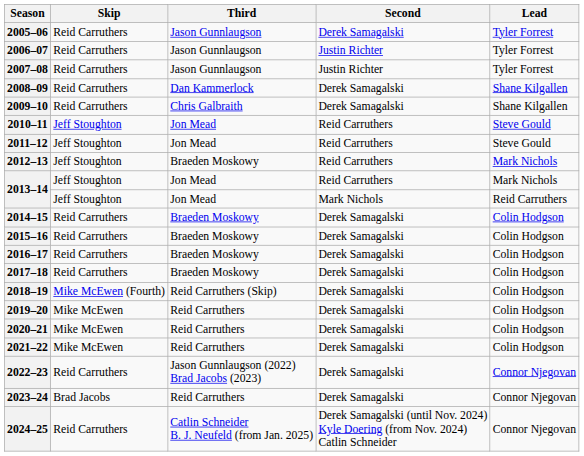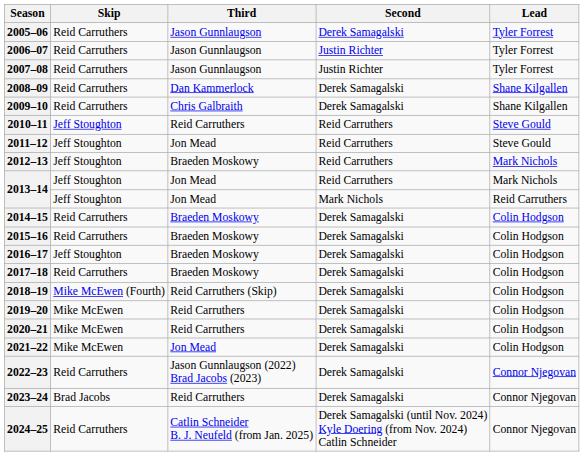(193, 124) Jon Mead -> (207, 124) Reid Carruthers
(90, 254) Reid Carruthers -> (87, 254) Jeff Stoughton
(207, 347) Reid Carruthers -> (193, 347) Jon Mead
